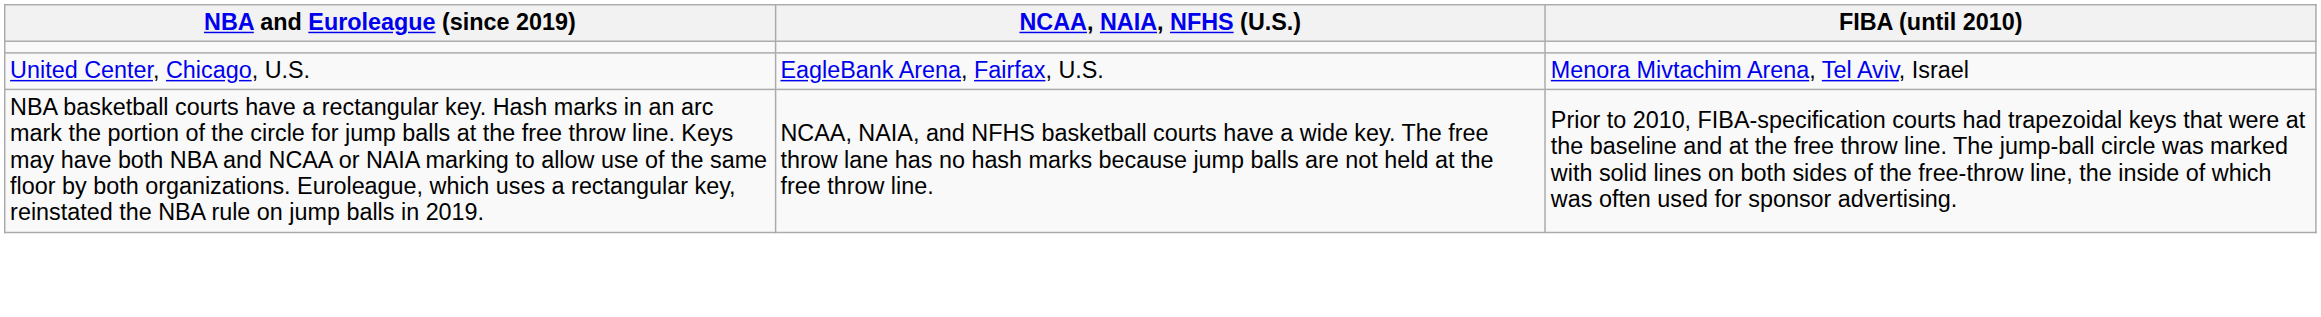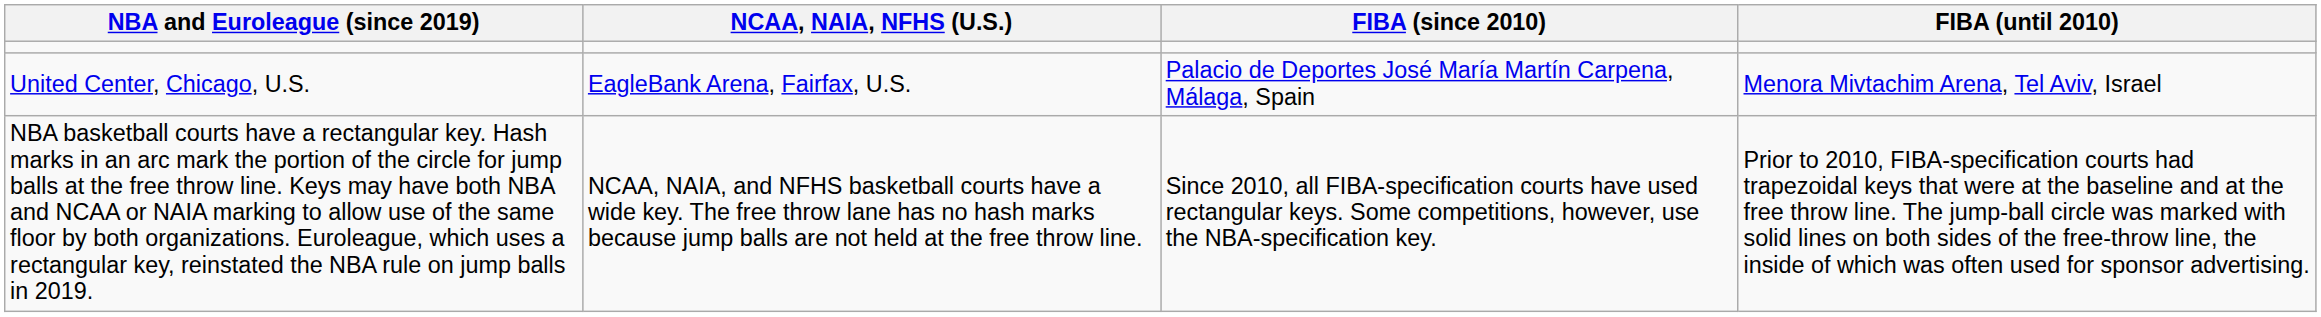+ column: (1449, 23)
